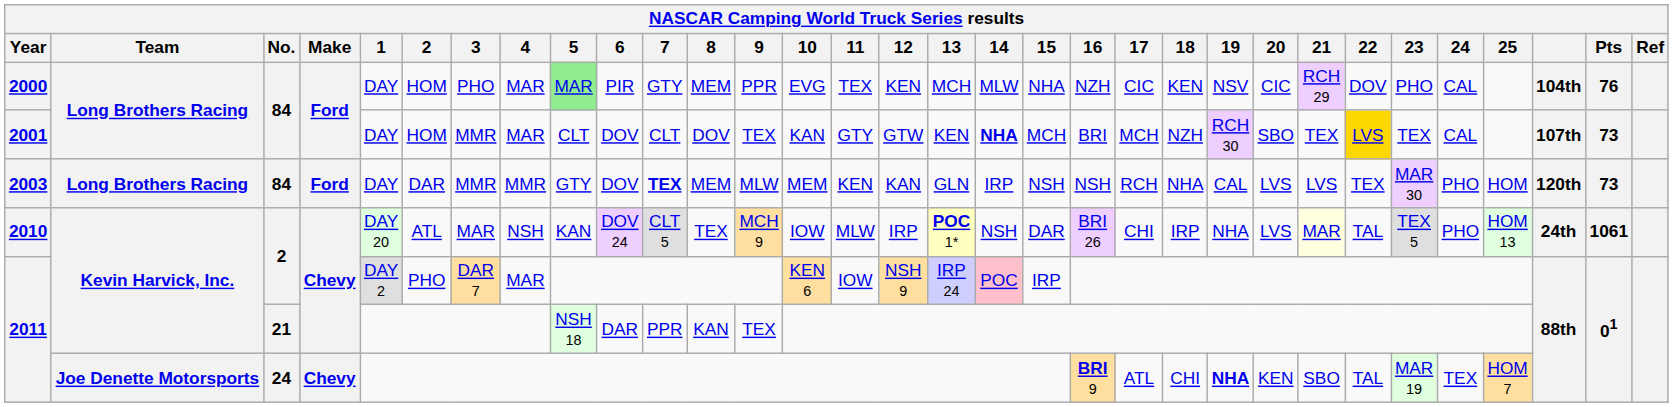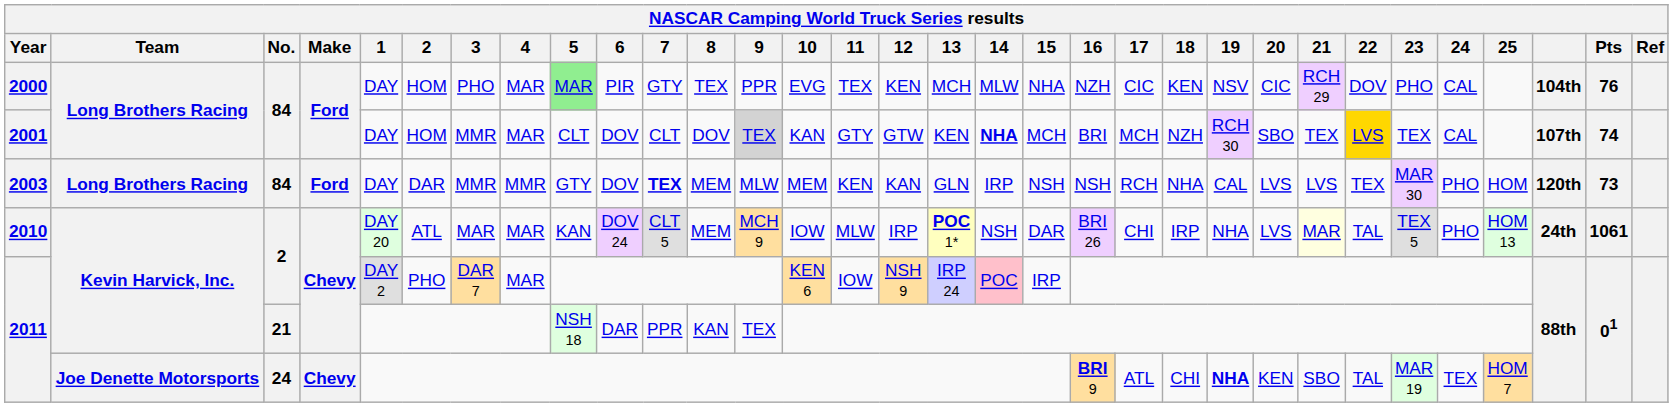(711, 86) MEM -> (711, 86) TEX
(759, 135) no background -> (759, 135) lightgrey background
(1609, 135) 73 -> (1609, 135) 74
(525, 232) NSH -> (525, 232) MAR
(711, 232) TEX -> (711, 232) MEM
